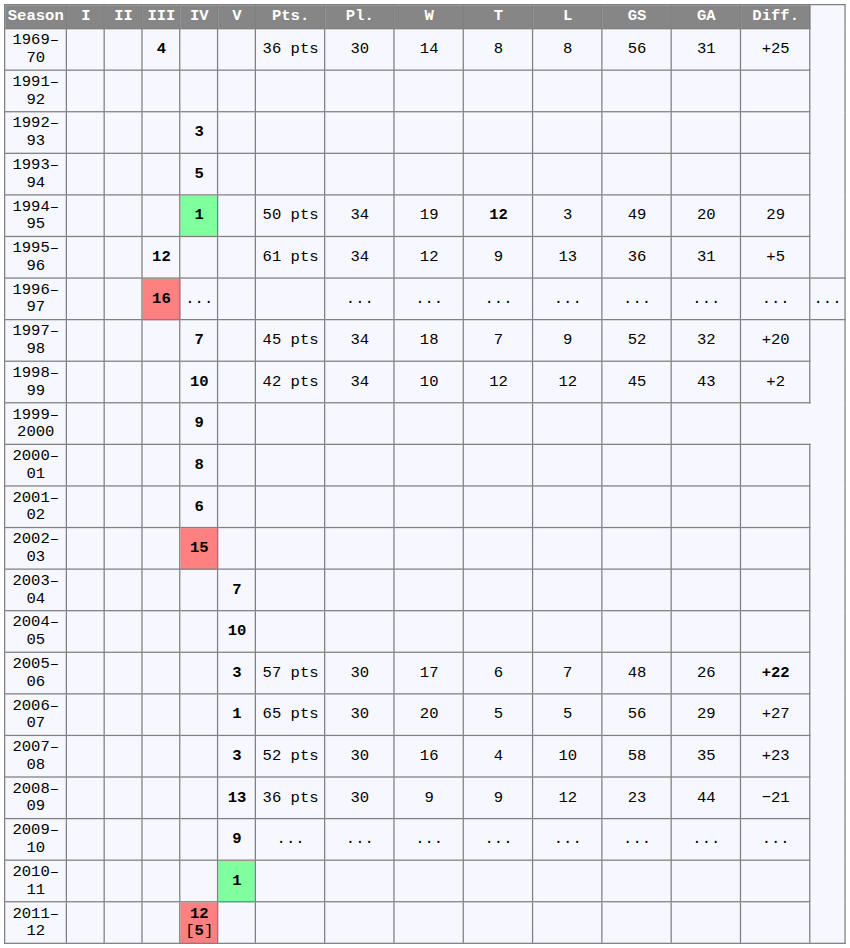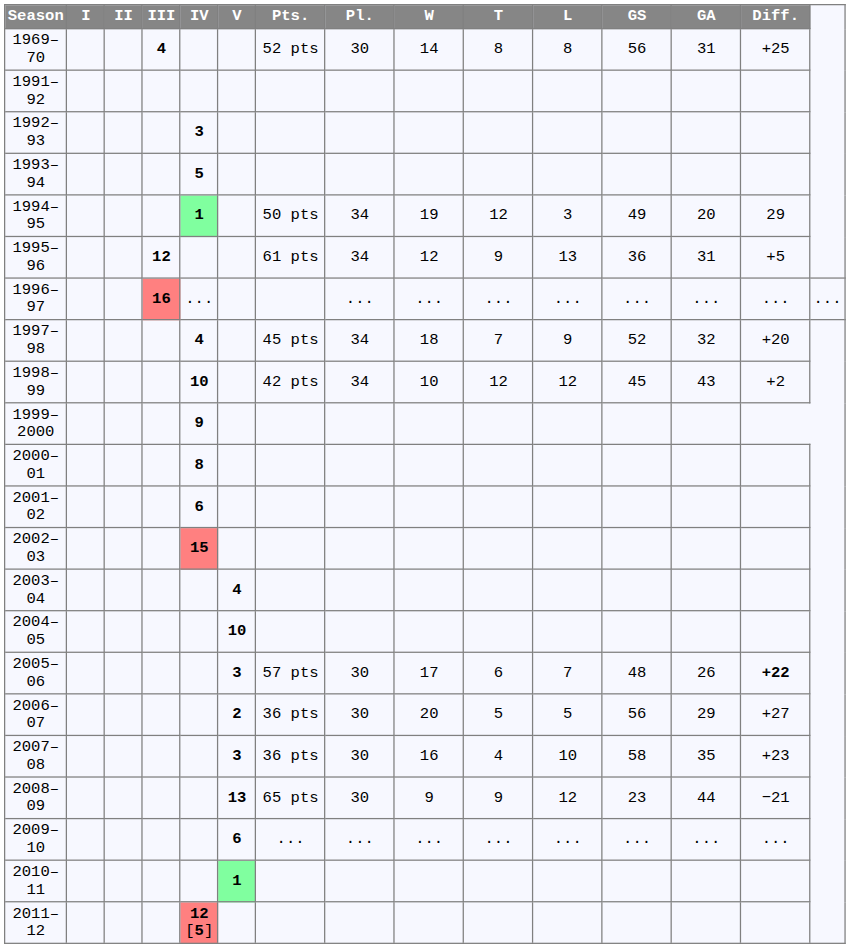(291, 49) 36 pts -> (291, 49) 52 pts
(498, 216) bold -> (498, 216) normal
(199, 340) 7 -> (199, 340) 4
(237, 590) 7 -> (237, 590) 4
(237, 715) 1 -> (237, 715) 2
(291, 715) 65 pts -> (291, 715) 36 pts
(291, 756) 52 pts -> (291, 756) 36 pts
(291, 798) 36 pts -> (291, 798) 65 pts
(237, 839) 9 -> (237, 839) 6
